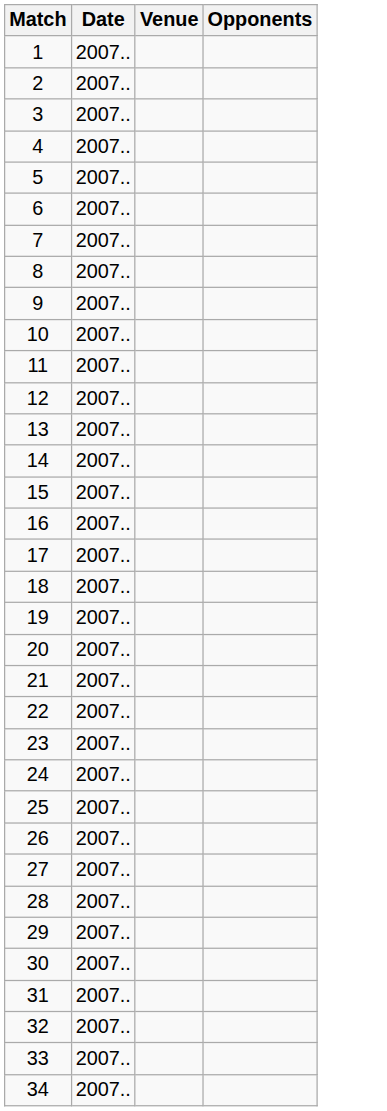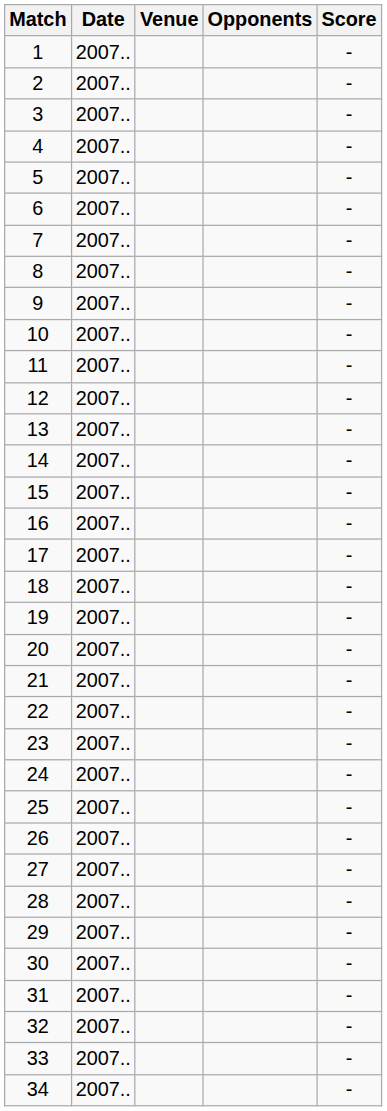+ column: (349, 20)
